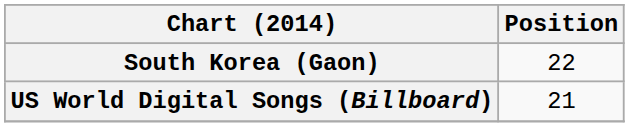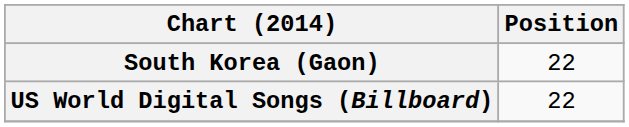(561, 101) 21 -> (561, 101) 22
